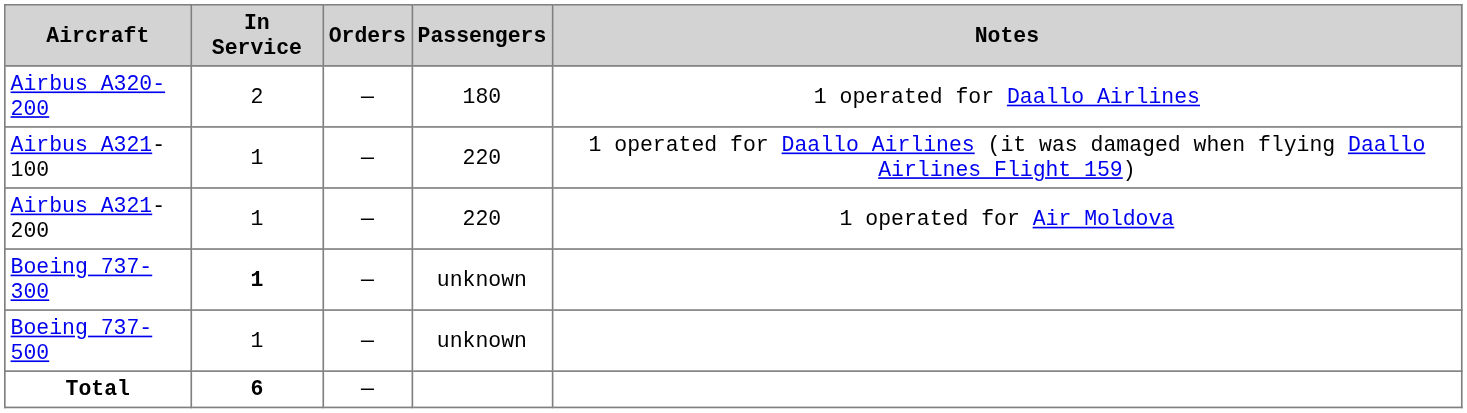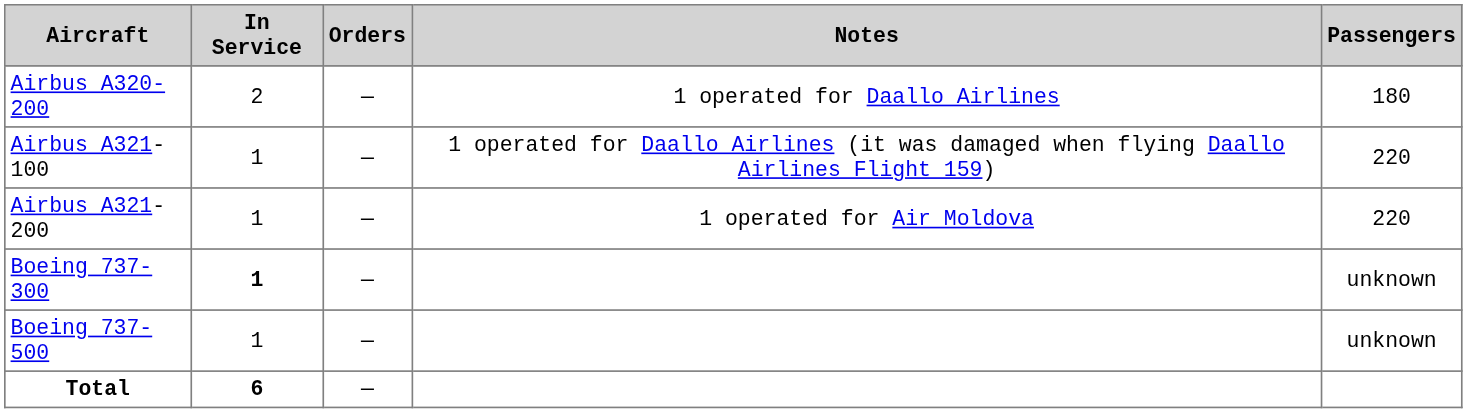columns swapped: (482, 35) <-> (1007, 35)
